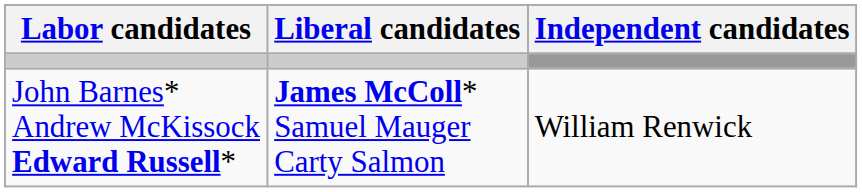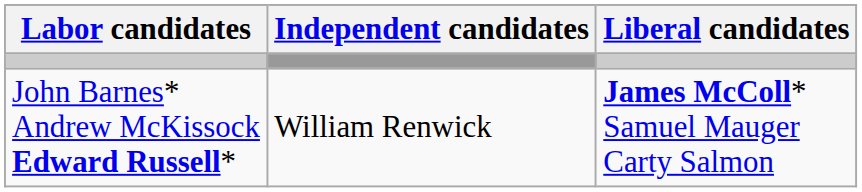columns swapped: (397, 28) <-> (692, 28)
